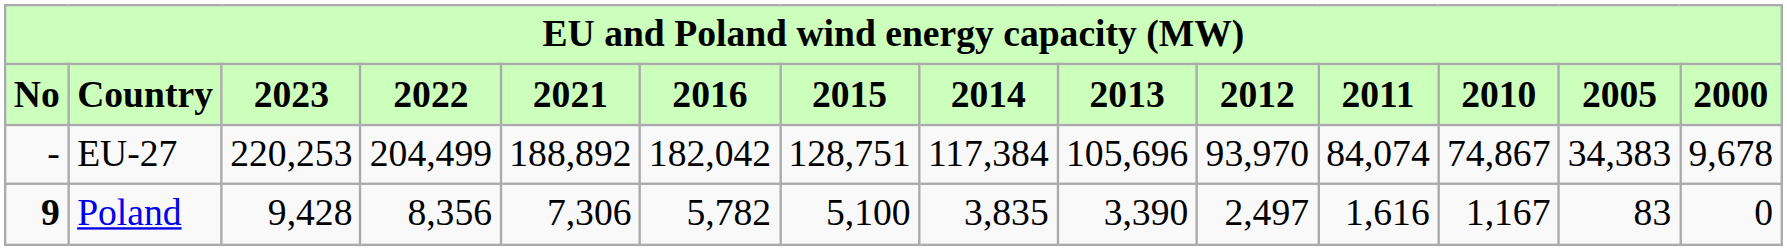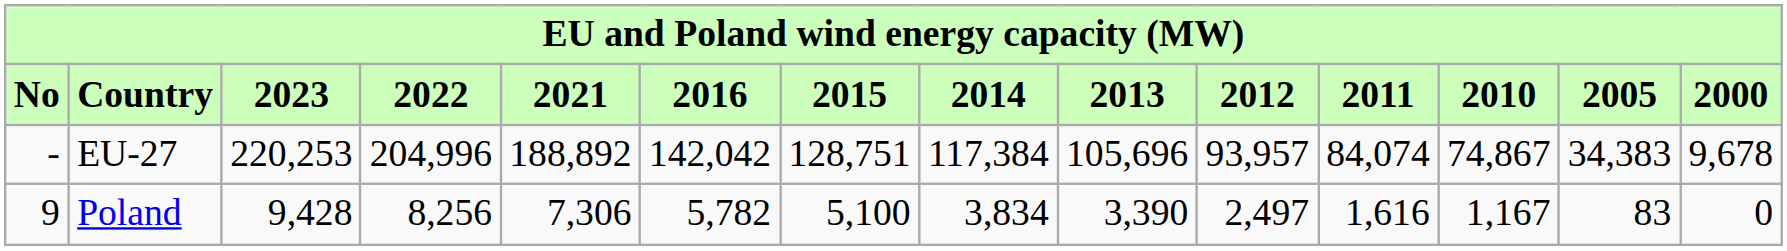(431, 153) 204,499 -> (431, 153) 204,996
(710, 153) 182,042 -> (710, 153) 142,042
(1257, 153) 93,970 -> (1257, 153) 93,957
(50, 213) bold -> (50, 213) normal
(450, 213) 8,356 -> (450, 213) 8,256
(1006, 213) 3,835 -> (1006, 213) 3,834
